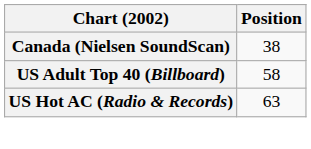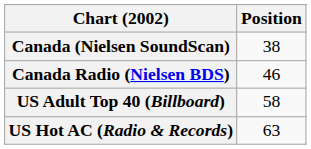+ row: (121, 74)
